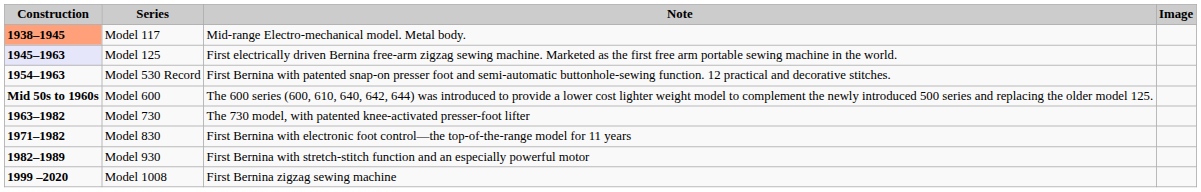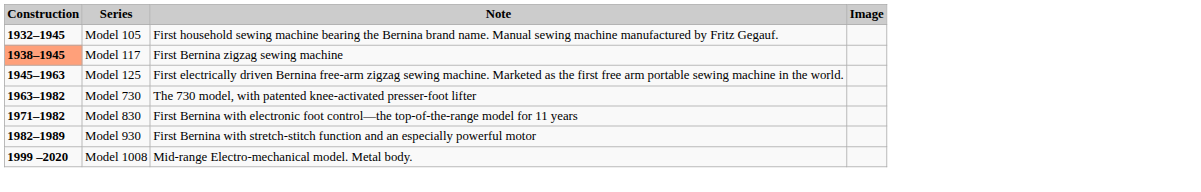+ row: (113, 34)
(336, 34) Mid-range Electro-mechanical model. Metal body. -> (248, 55) First Bernina zigzag sewing machine
(36, 55) lavender background -> (36, 75) no background
- row: (153, 75)
- row: (133, 95)
(301, 177) First Bernina zigzag sewing machine -> (283, 156) Mid-range Electro-mechanical model. Metal body.
